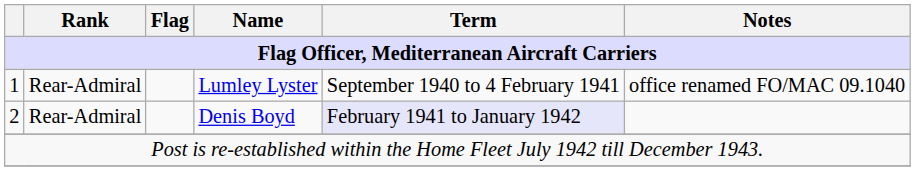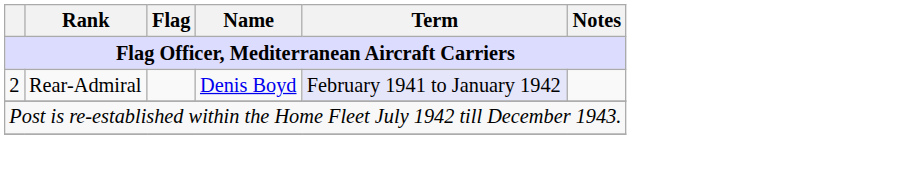- row: (14, 85)
